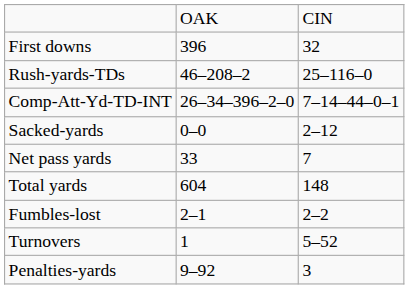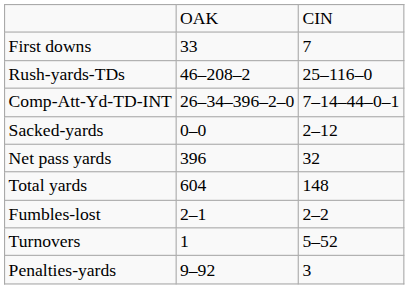(193, 46) 396 -> (189, 46) 33
(311, 46) 32 -> (307, 46) 7
(189, 158) 33 -> (193, 158) 396
(307, 158) 7 -> (311, 158) 32
